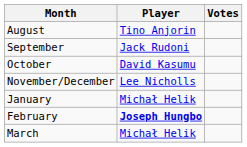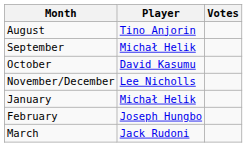(155, 47) Jack Rudoni -> (158, 47) Michał Helik
(161, 116) bold -> (161, 116) normal
(158, 133) Michał Helik -> (155, 133) Jack Rudoni
